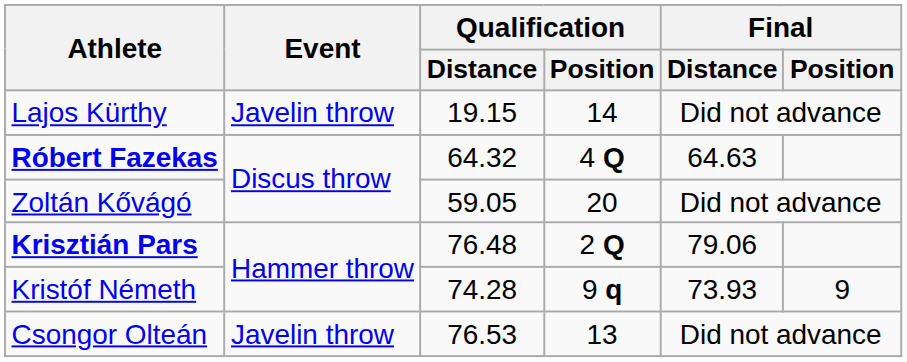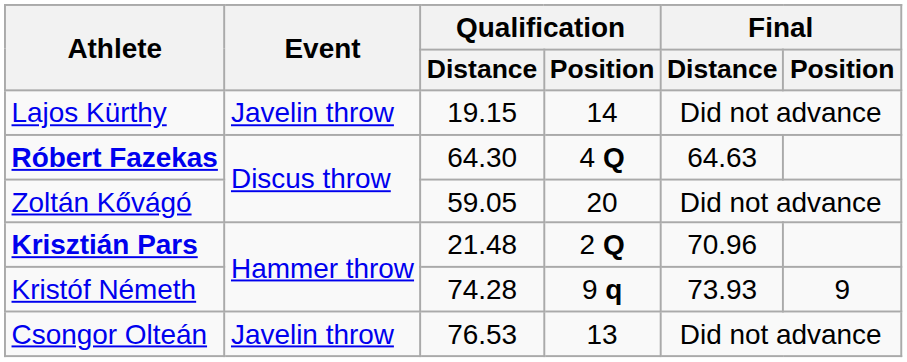(482, 157) 64.32 -> (482, 157) 64.30
(482, 246) 76.48 -> (482, 246) 21.48
(722, 246) 79.06 -> (722, 246) 70.96
